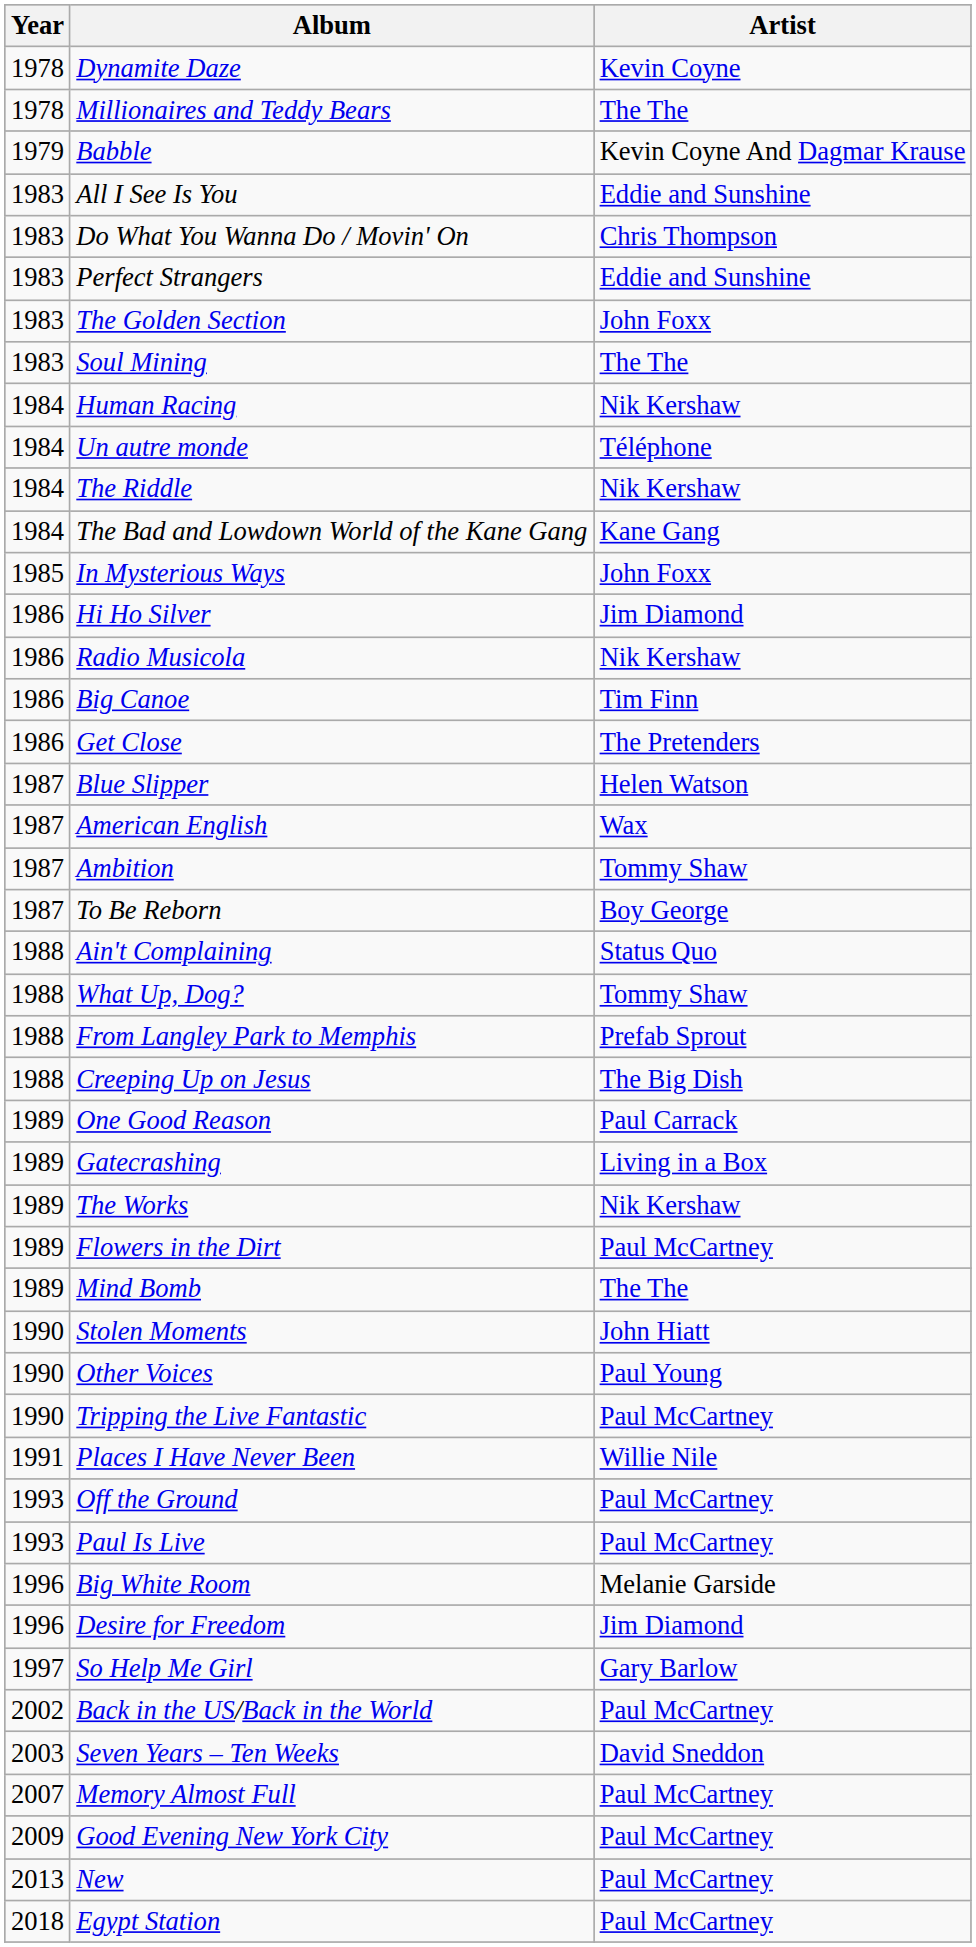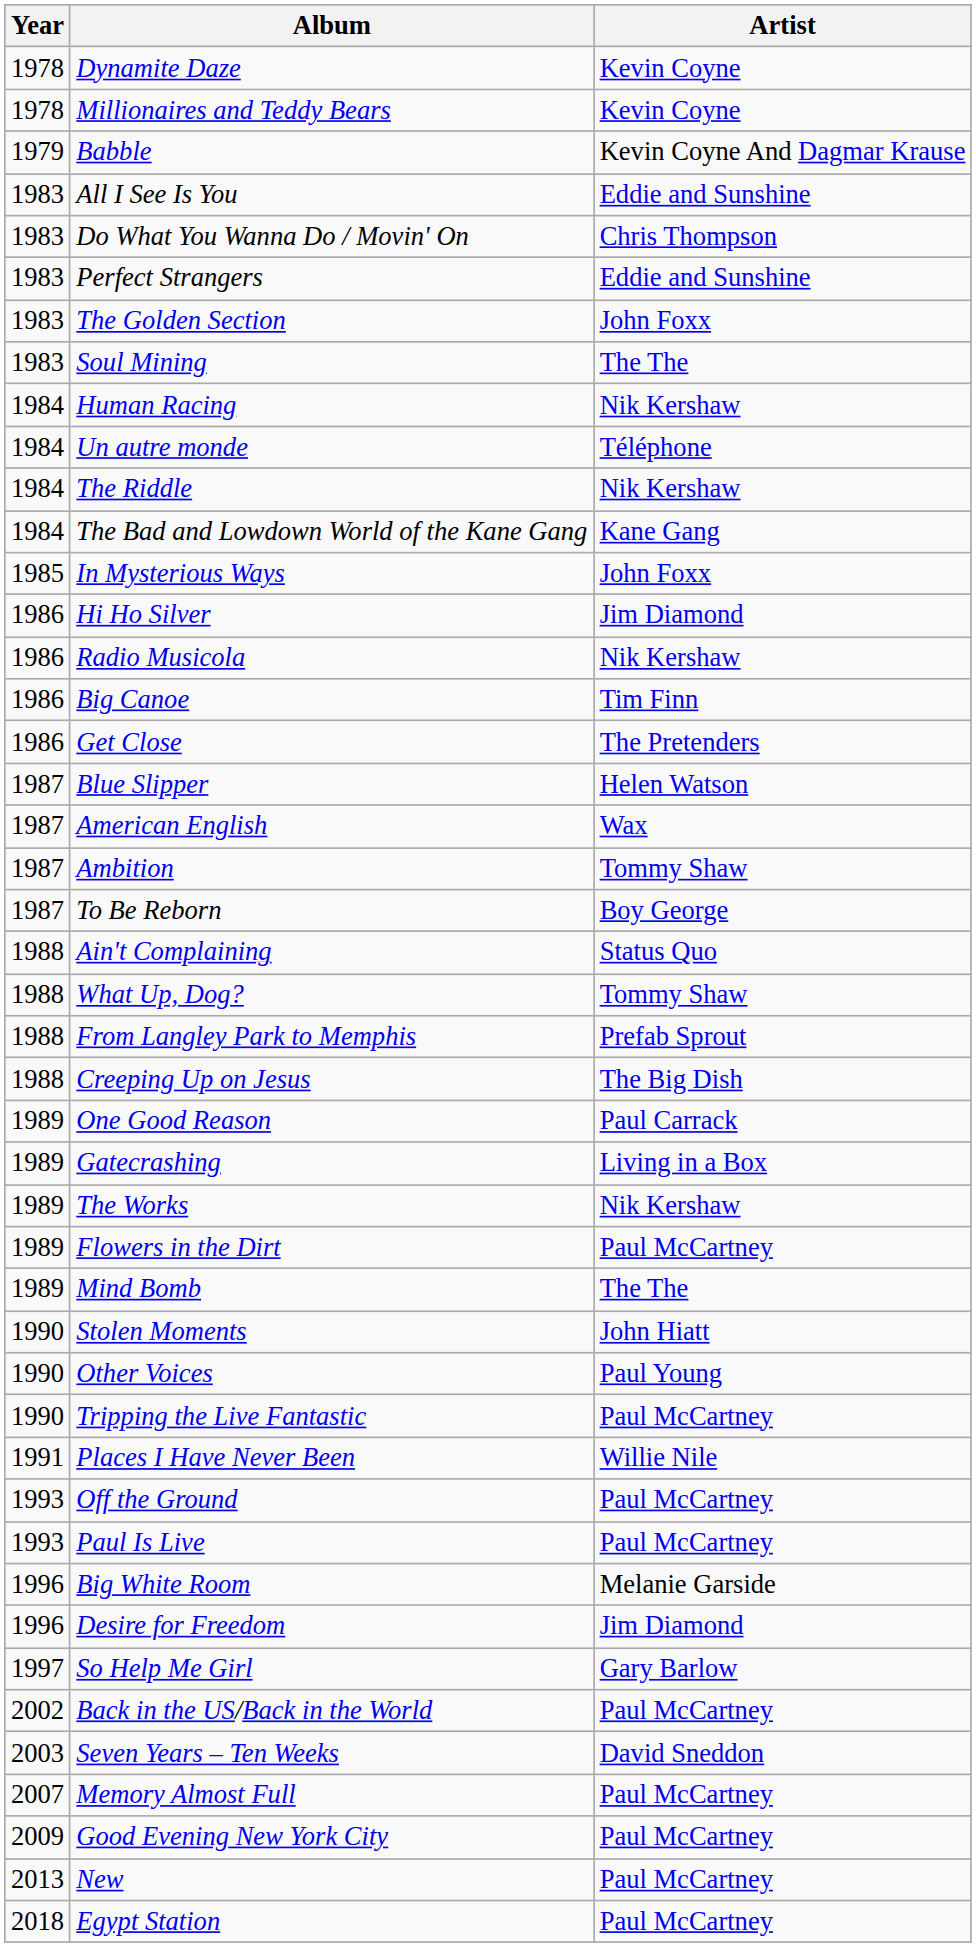(644, 109) The The -> (670, 109) Kevin Coyne
